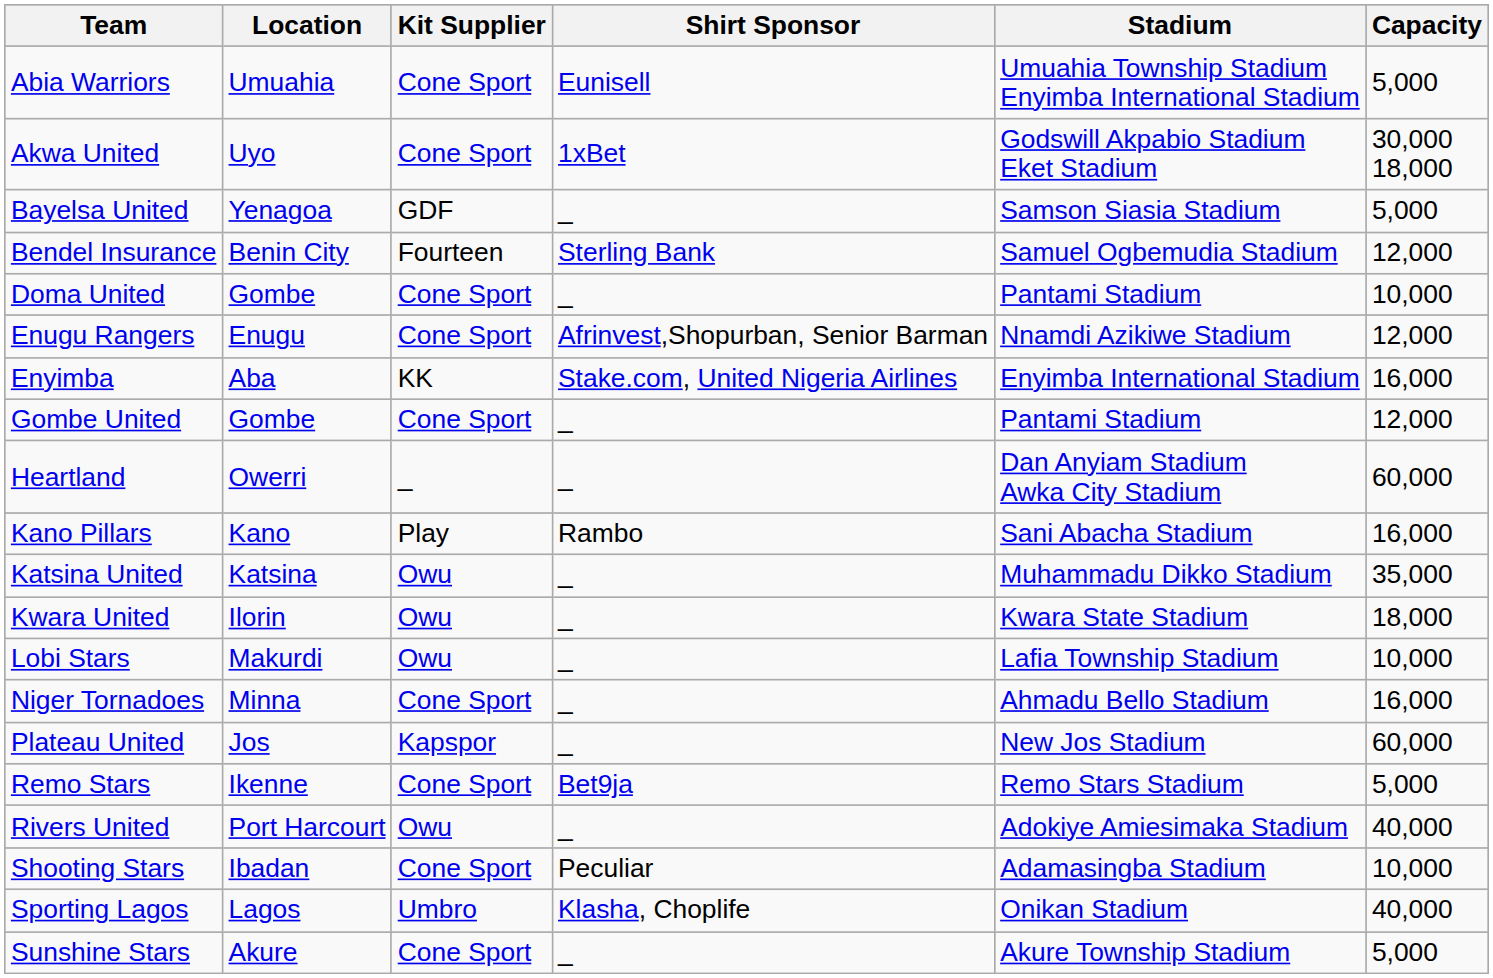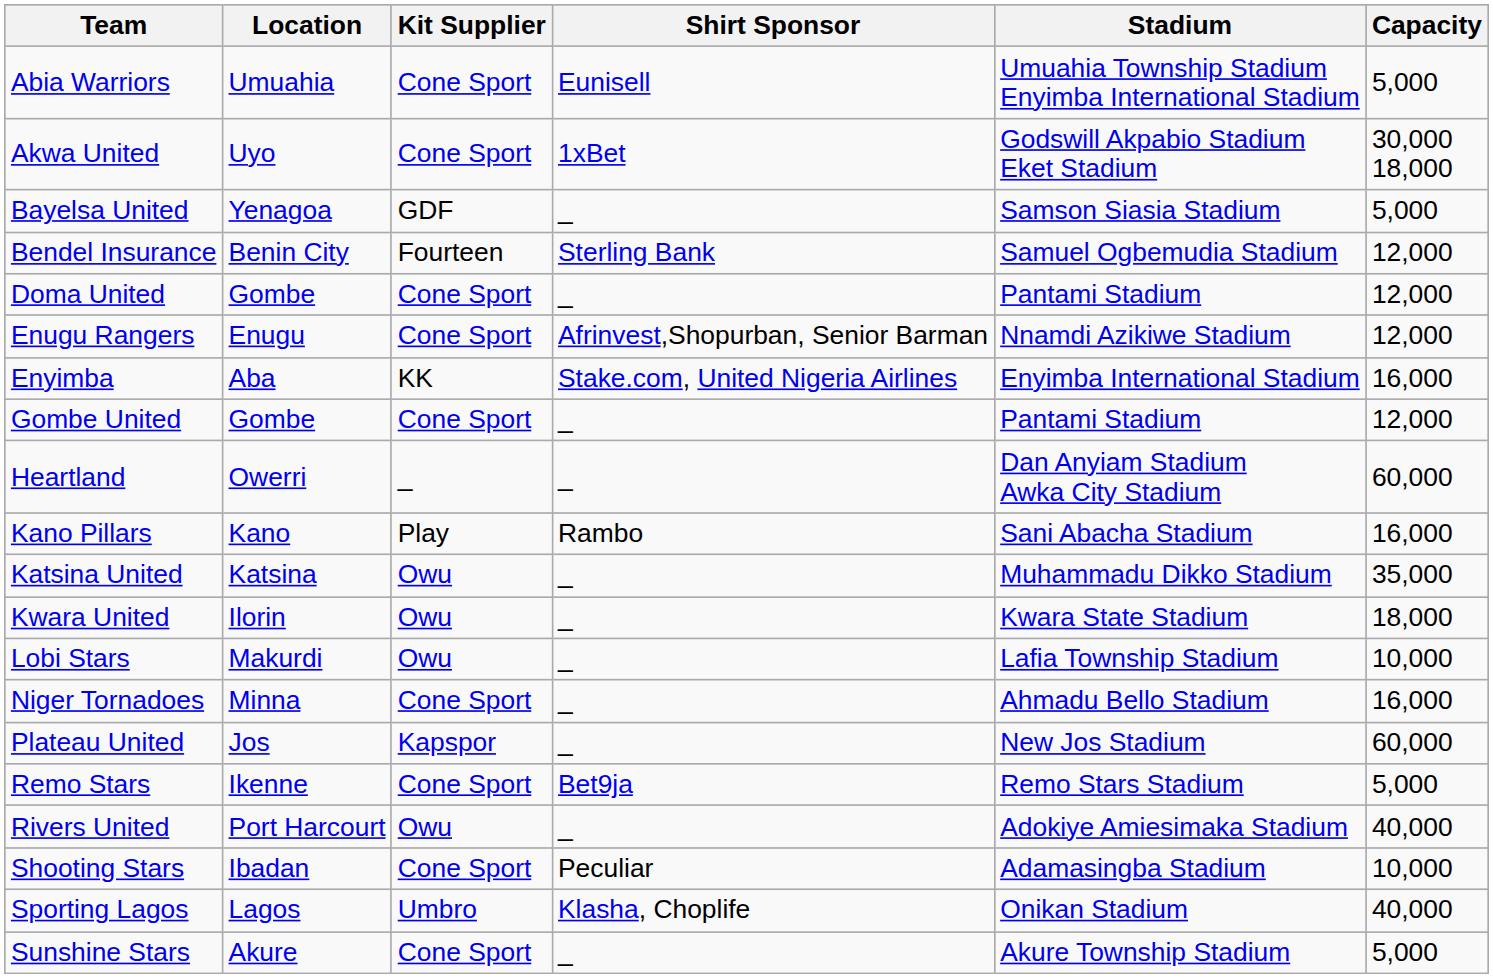(1412, 294) 10,000 -> (1412, 294) 12,000
